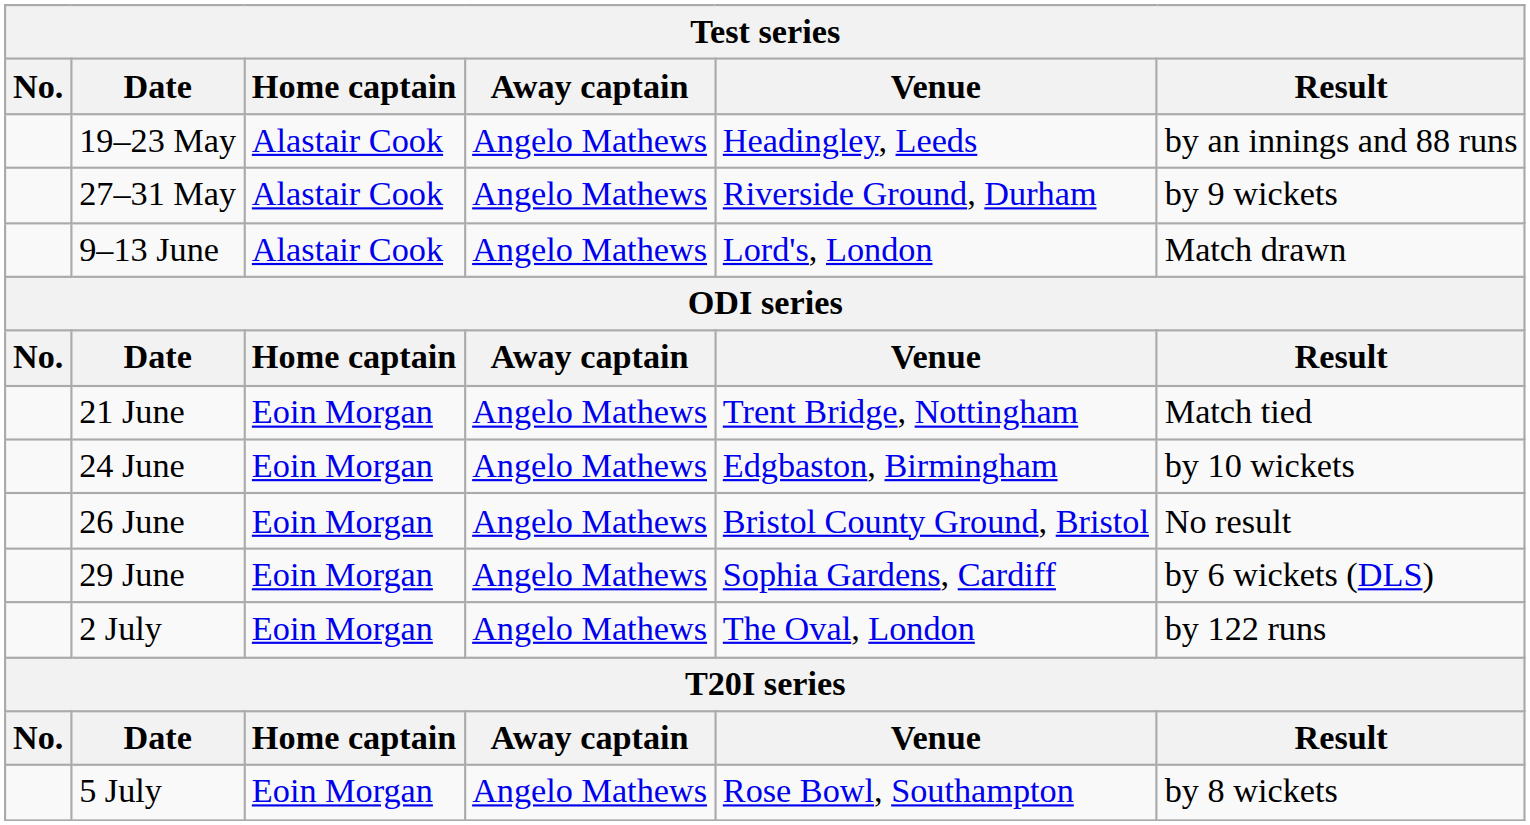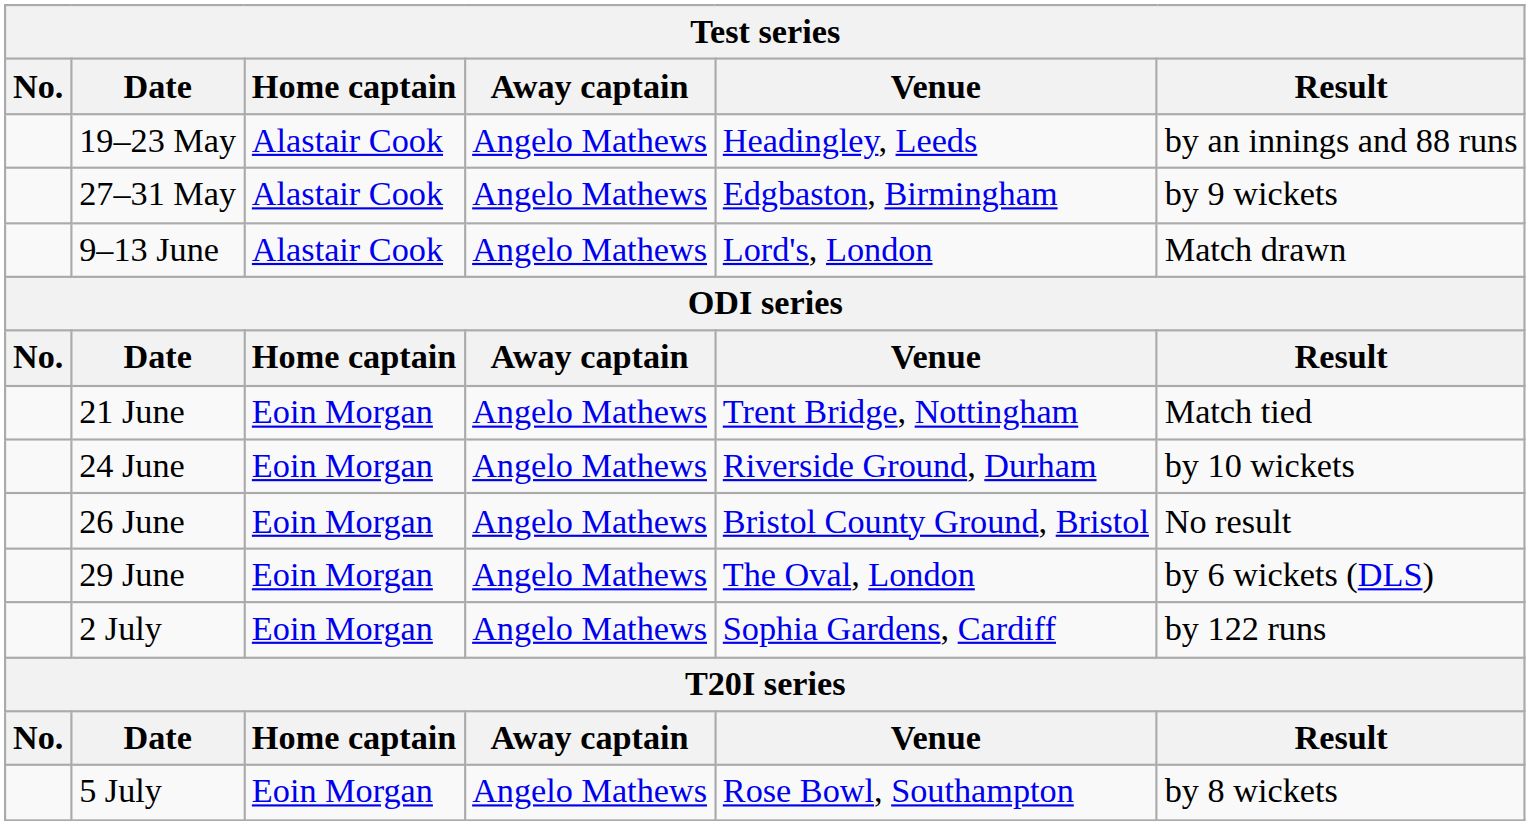(910, 194) Riverside Ground, Durham -> (890, 194) Edgbaston, Birmingham
(890, 466) Edgbaston, Birmingham -> (910, 466) Riverside Ground, Durham
(889, 574) Sophia Gardens, Cardiff -> (849, 574) The Oval, London
(849, 628) The Oval, London -> (889, 628) Sophia Gardens, Cardiff
